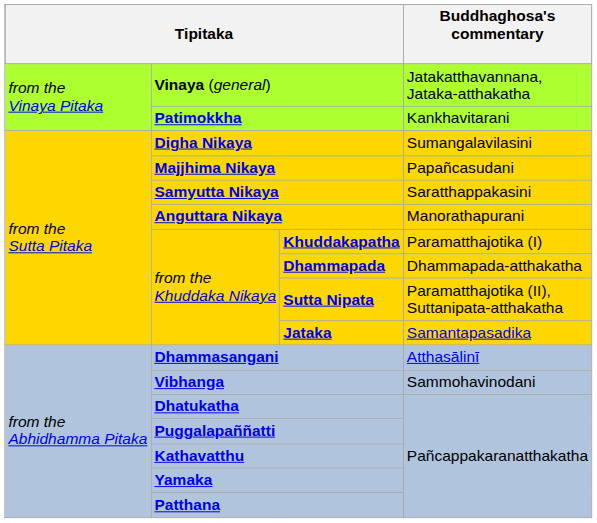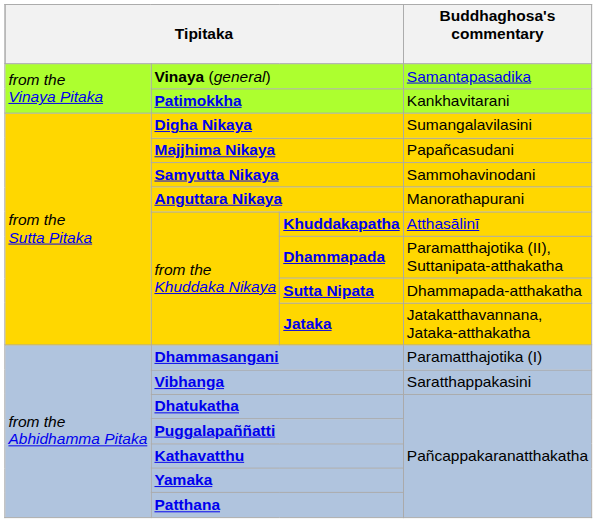(475, 85) Jatakatthavannana, Jataka-atthakatha -> (469, 76) Samantapasadika
(469, 192) Saratthappakasini -> (471, 174) Sammohavinodani
(475, 241) Paramatthajotika (I) -> (443, 224) Atthasālinī
(494, 266) Dhammapada-atthakatha -> (485, 257) Paramatthajotika (II), Suttanipata-atthakatha
(485, 299) Paramatthajotika (II), Suttanipata-atthakatha -> (494, 290) Dhammapada-atthakatha
(469, 332) Samantapasadika -> (475, 324) Jatakatthavannana, Jataka-atthakatha
(443, 357) Atthasālinī -> (475, 357) Paramatthajotika (I)
(471, 382) Sammohavinodani -> (469, 382) Saratthappakasini
